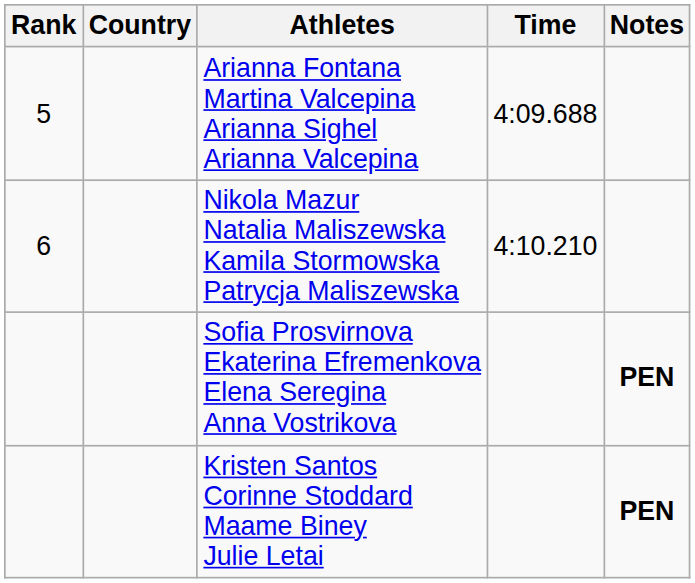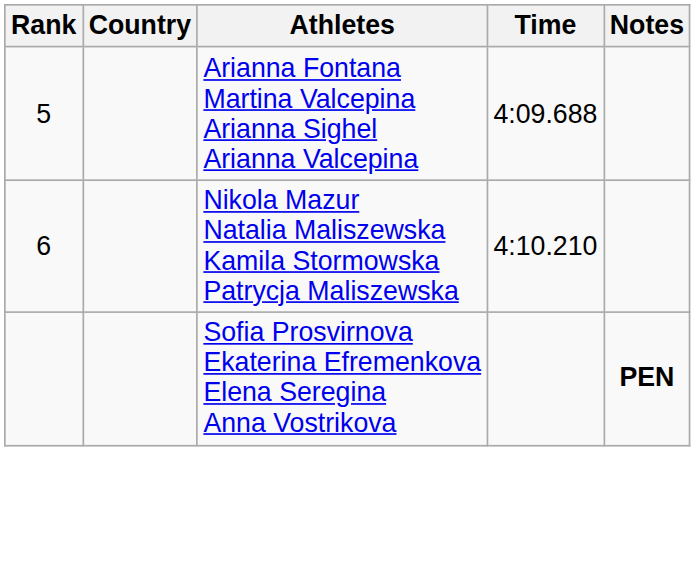- row: (308, 510)
